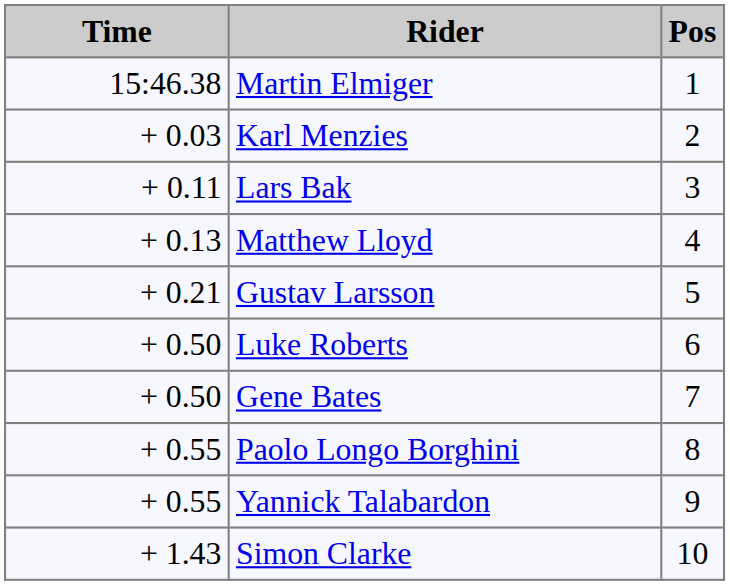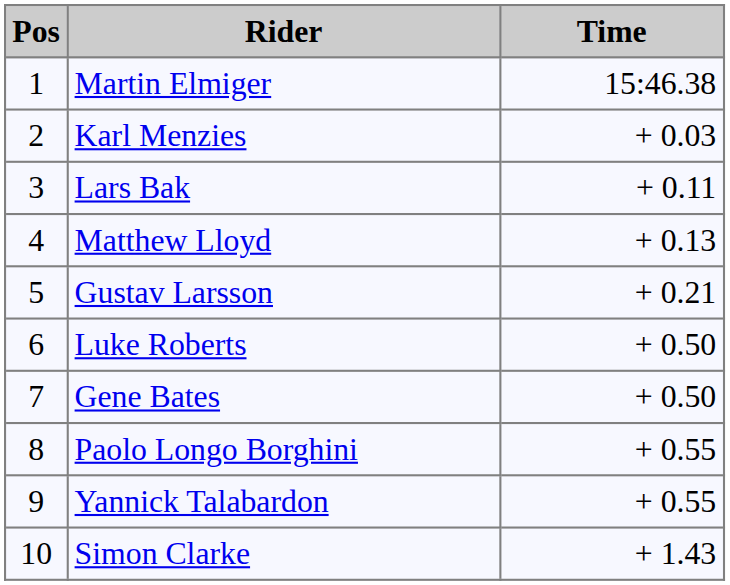columns swapped: (692, 30) <-> (117, 30)
